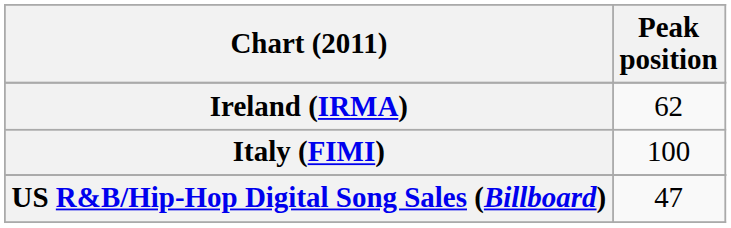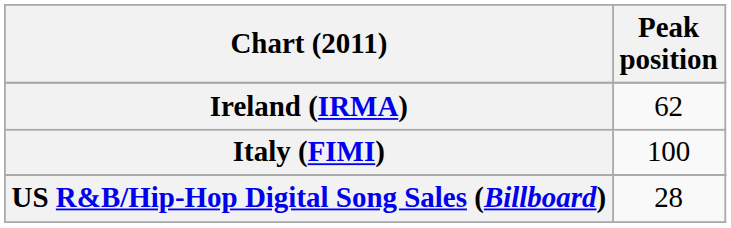(669, 197) 47 -> (669, 197) 28
